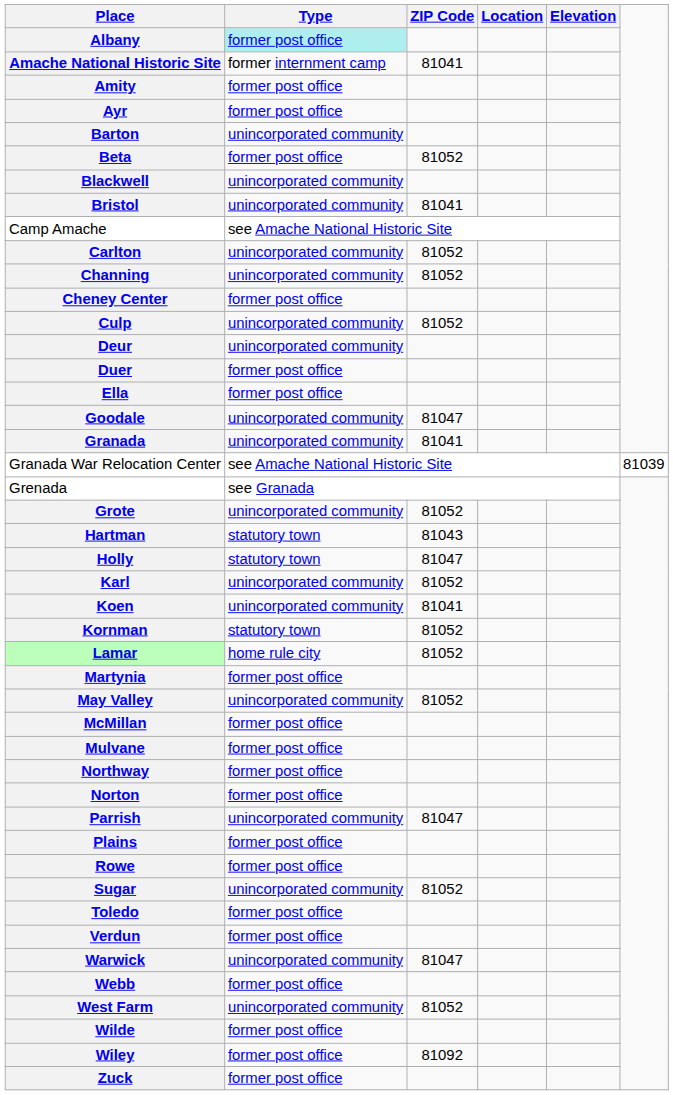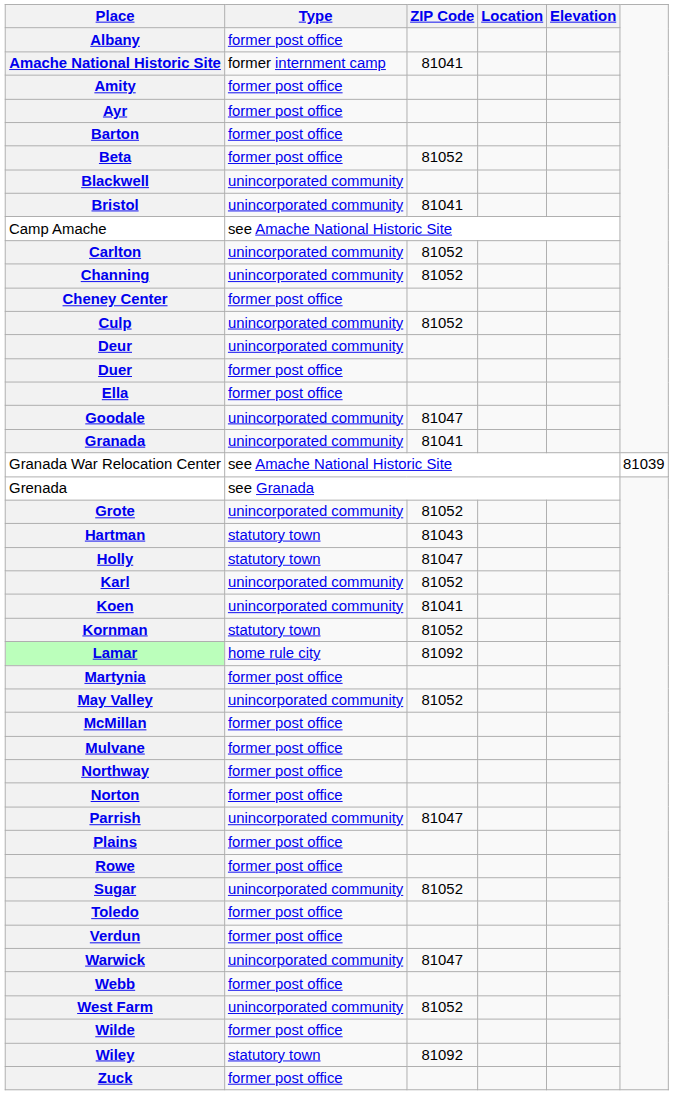(285, 39) paleturquoise background -> (285, 39) no background
(316, 134) unincorporated community -> (285, 134) former post office
(442, 653) 81052 -> (442, 653) 81092
(285, 1054) former post office -> (274, 1054) statutory town
